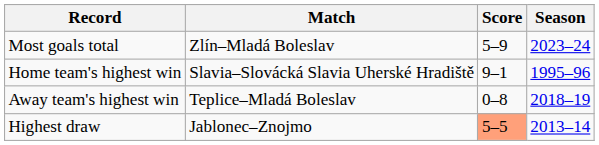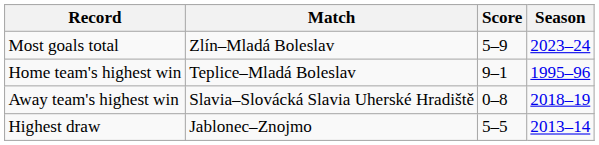(332, 72) Slavia–Slovácká Slavia Uherské Hradiště -> (273, 72) Teplice–Mladá Boleslav
(273, 99) Teplice–Mladá Boleslav -> (332, 99) Slavia–Slovácká Slavia Uherské Hradiště
(495, 126) lightsalmon background -> (495, 126) no background
